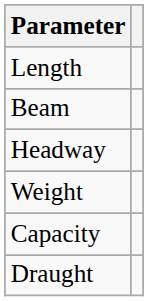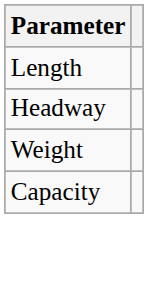- row: (40, 108)
- row: (52, 275)
